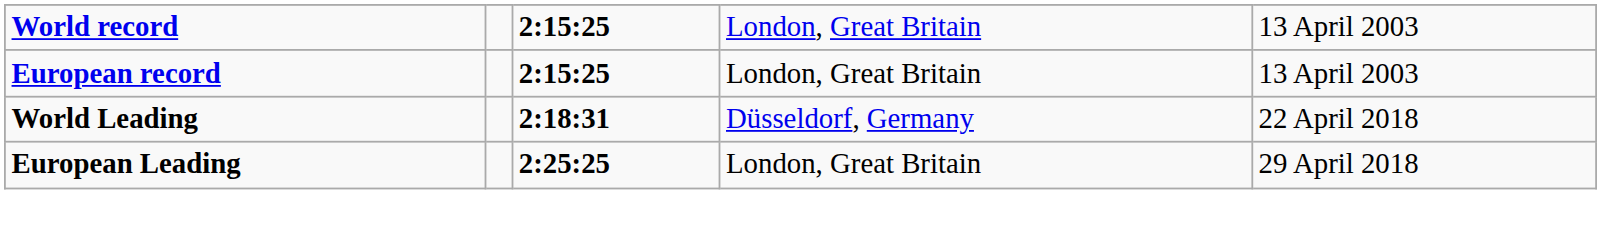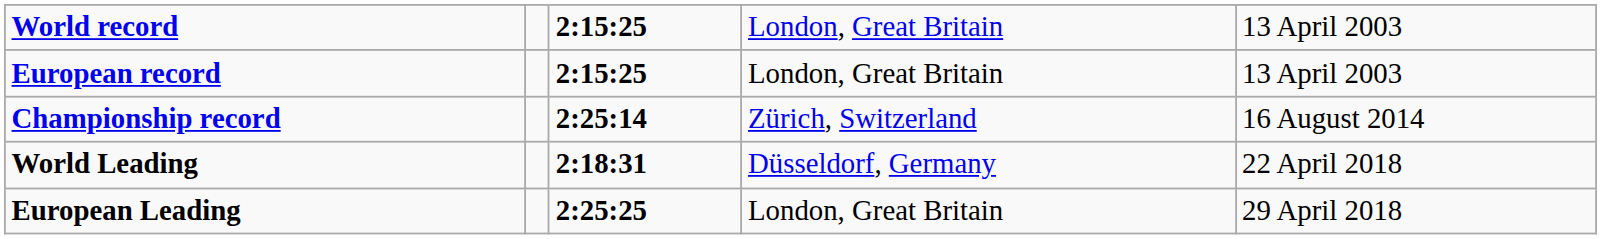+ row: (146, 118)
